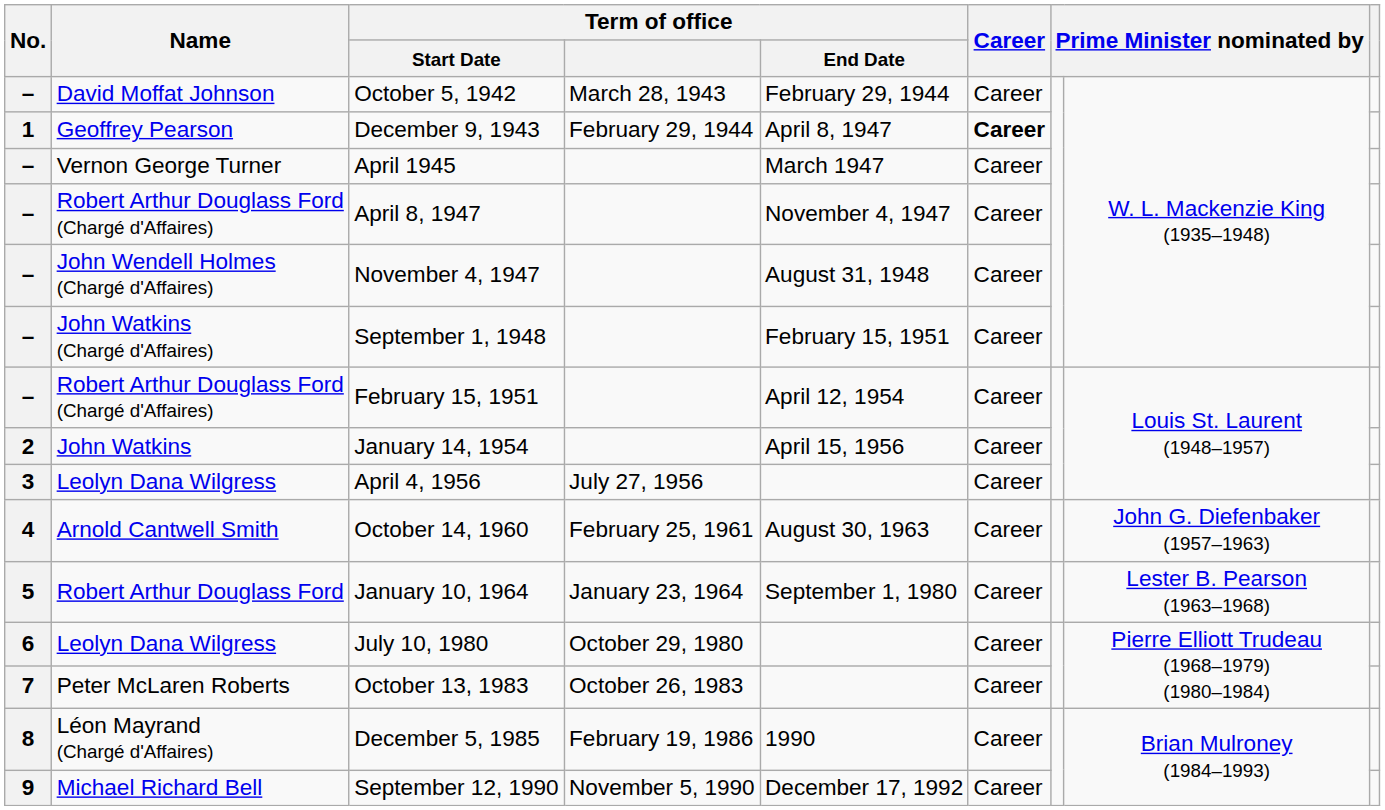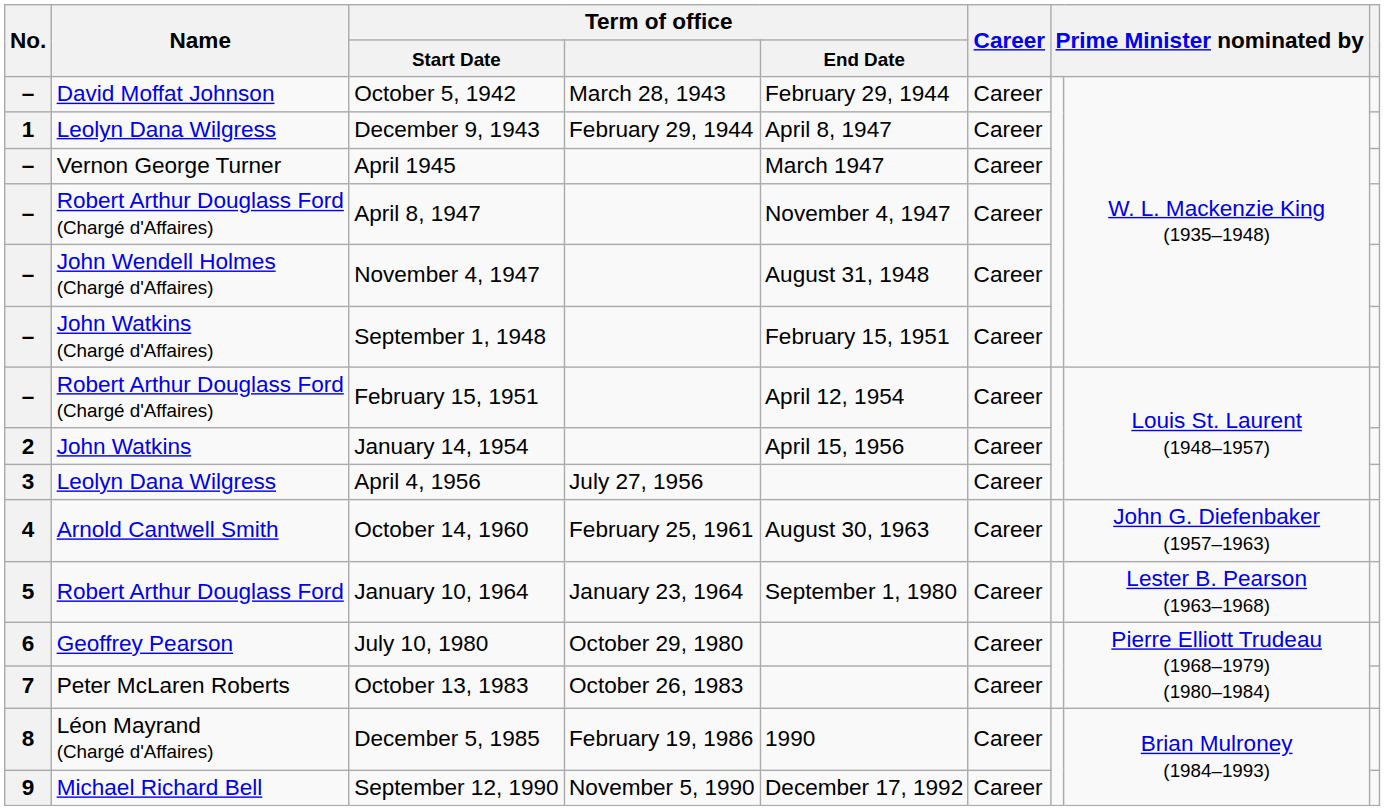(145, 129) Geoffrey Pearson -> (166, 129) Leolyn Dana Wilgress
(1009, 129) bold -> (1008, 129) normal
(166, 643) Leolyn Dana Wilgress -> (145, 643) Geoffrey Pearson
